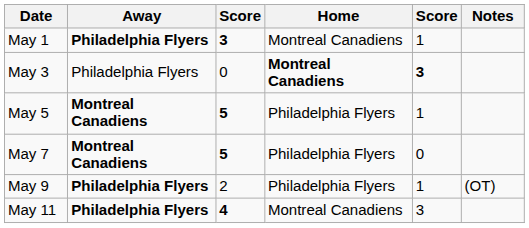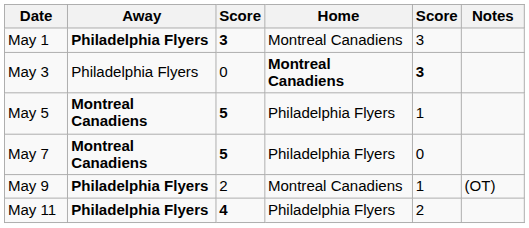(420, 40) 1 -> (420, 40) 3
(331, 186) Philadelphia Flyers -> (335, 186) Montreal Canadiens
(335, 210) Montreal Canadiens -> (331, 210) Philadelphia Flyers
(420, 210) 3 -> (420, 210) 2
